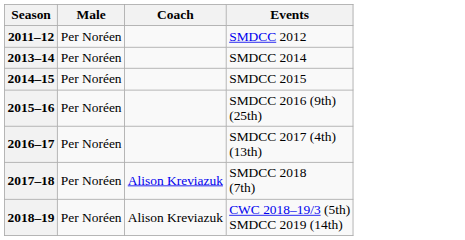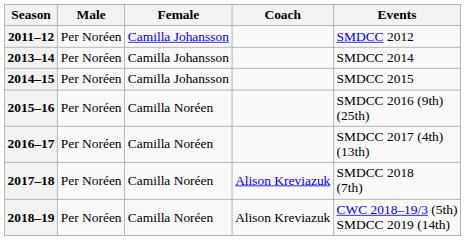+ column: (178, 15)
